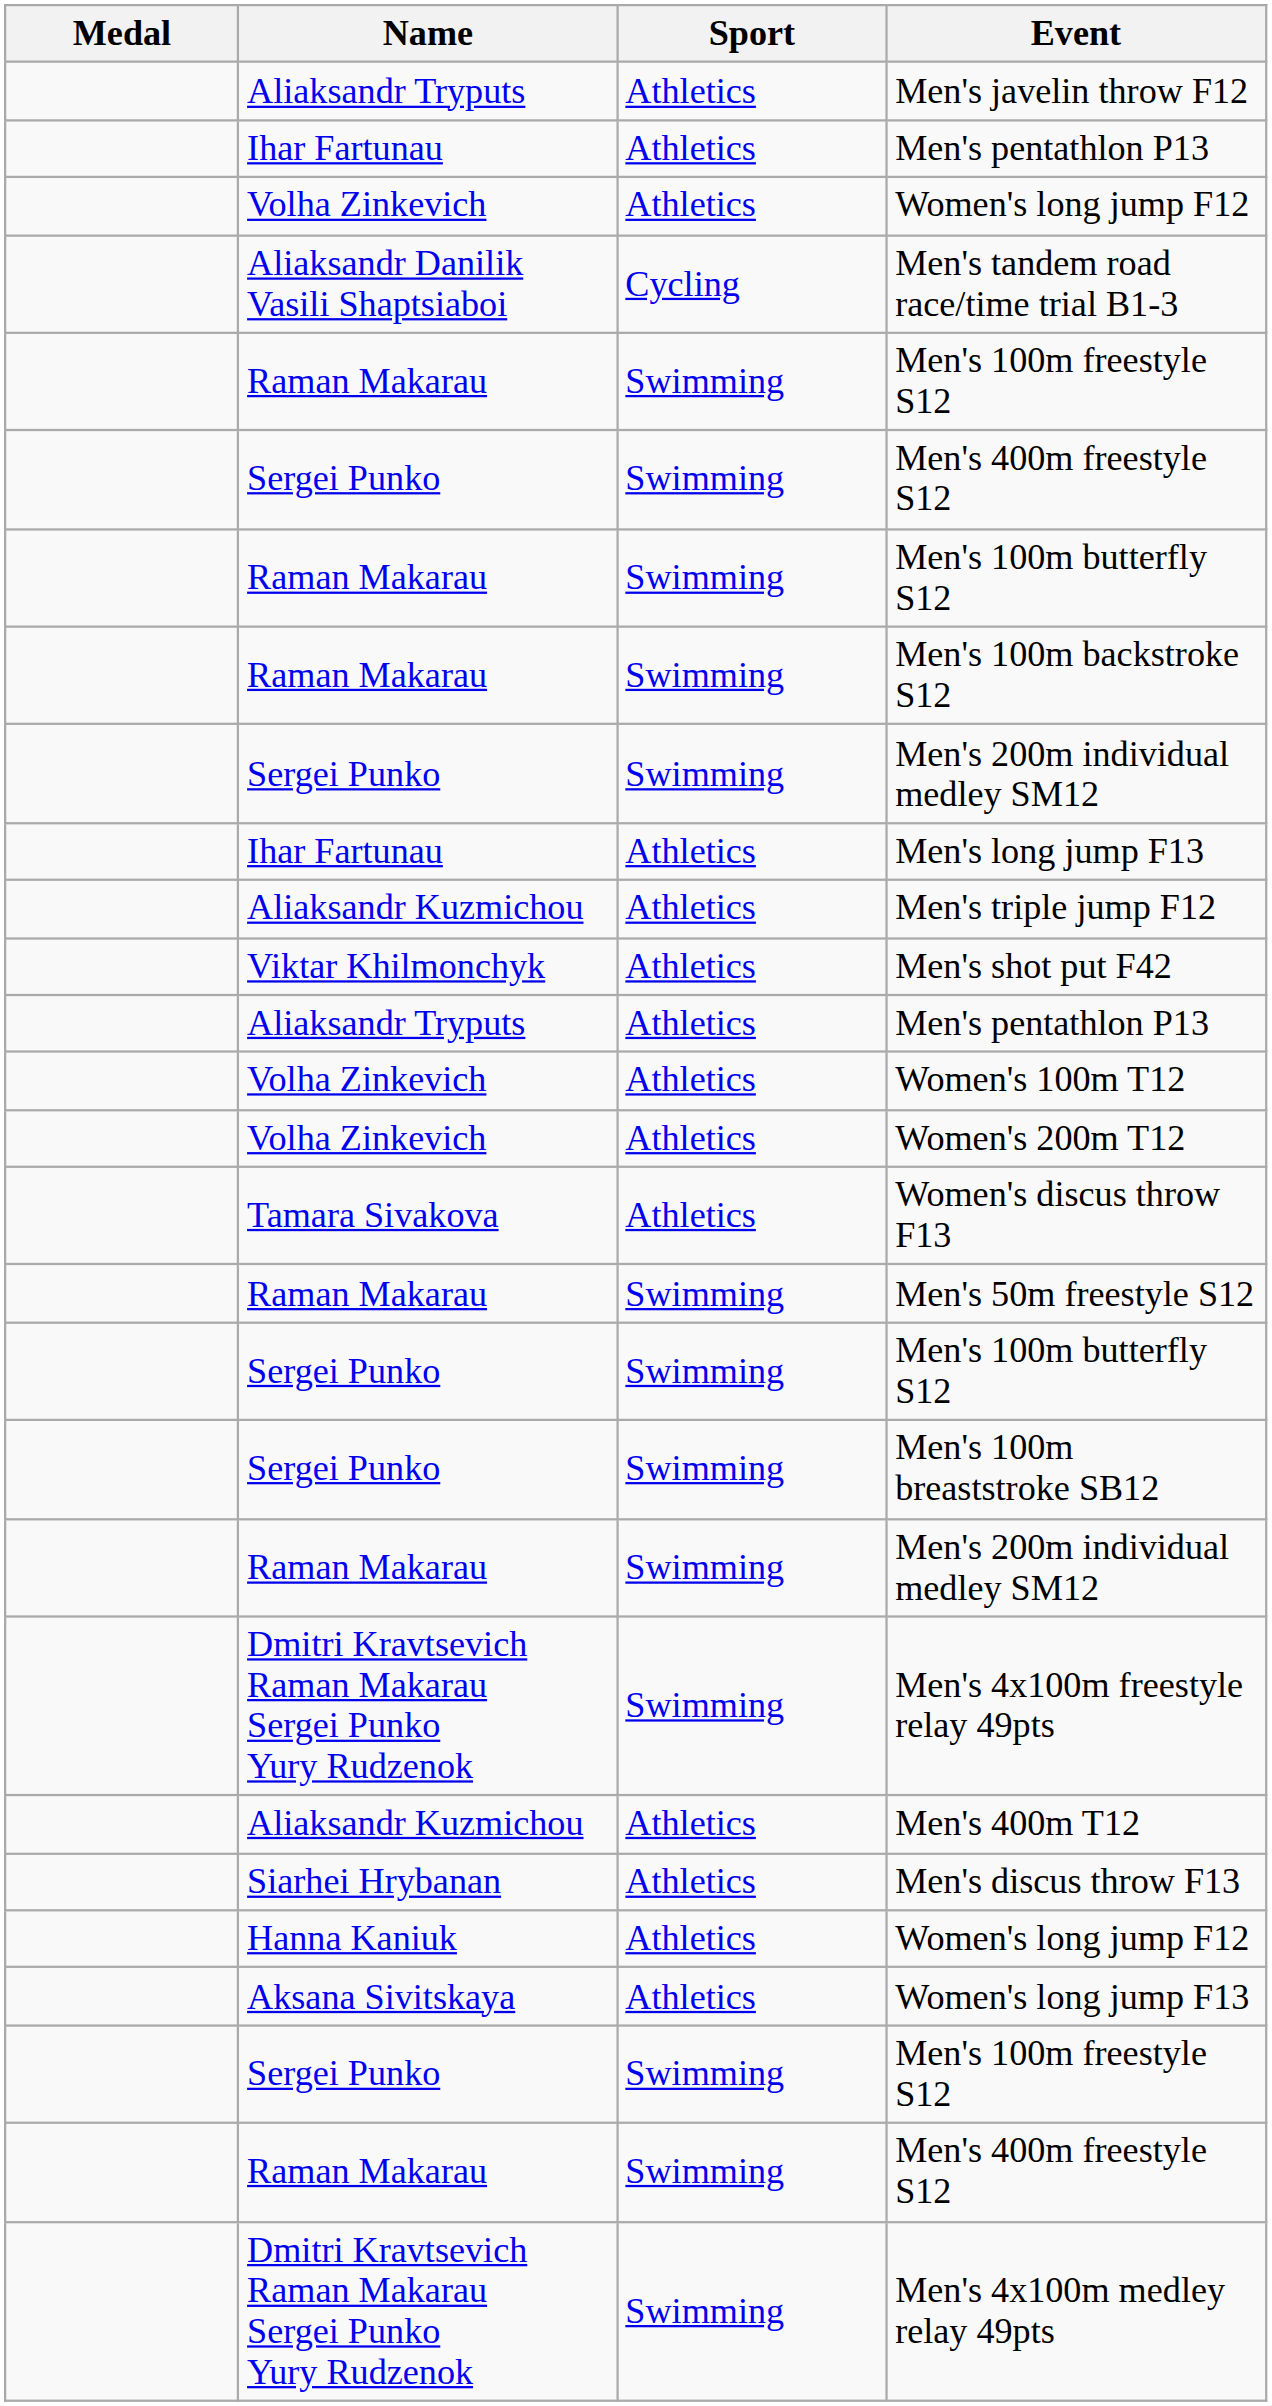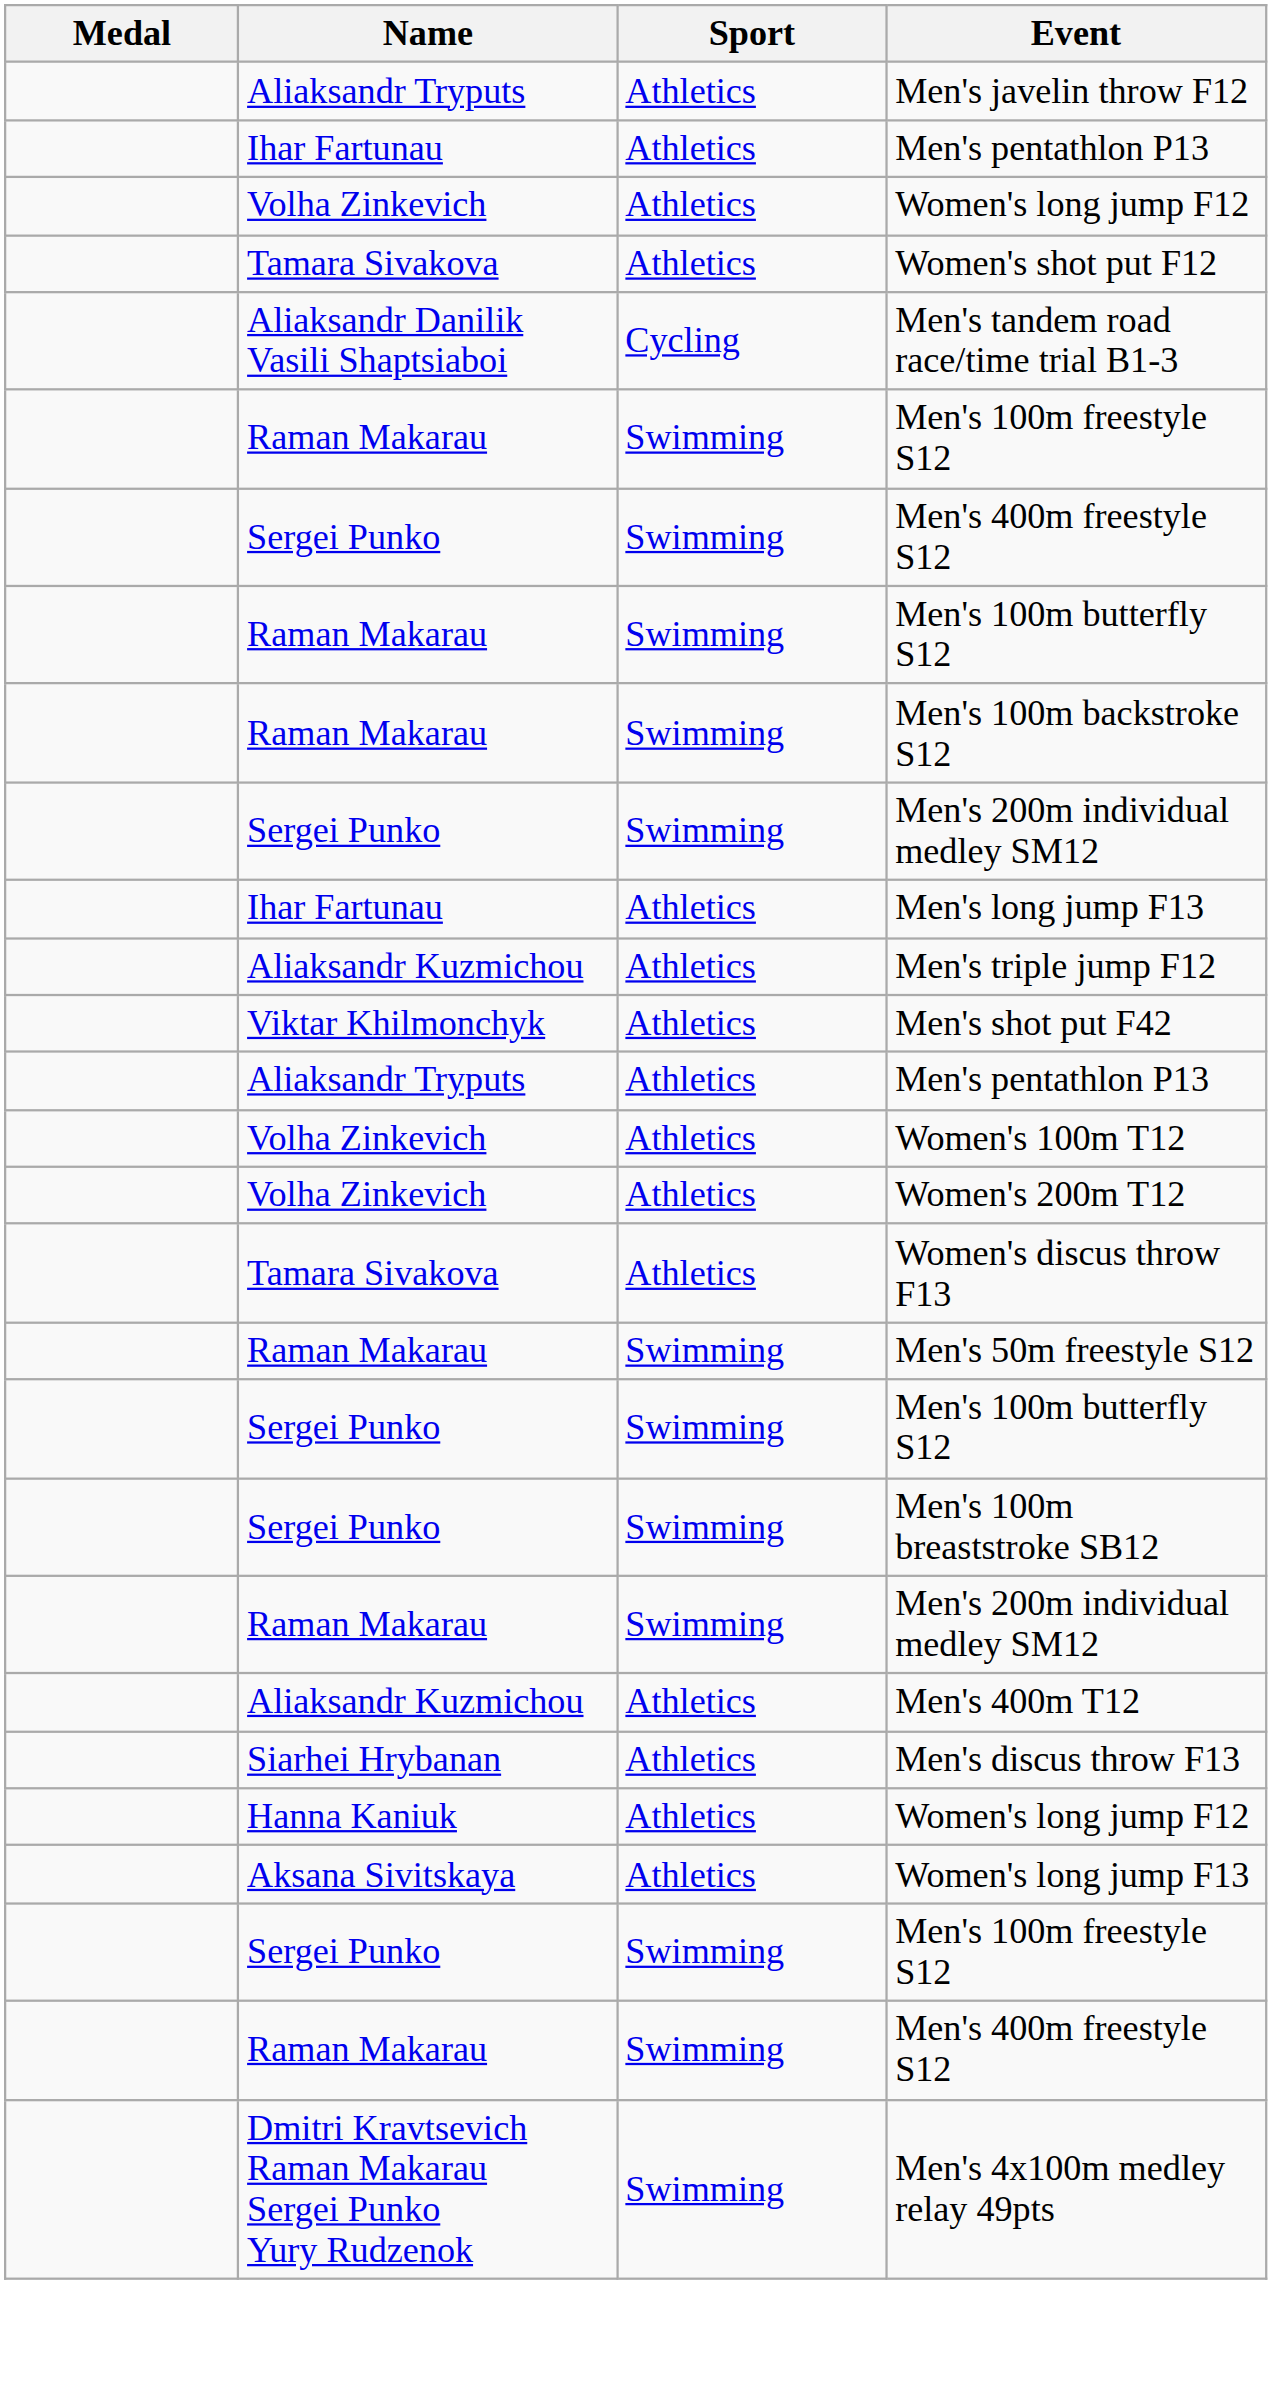+ row: (373, 262)
- row: (387, 1705)
